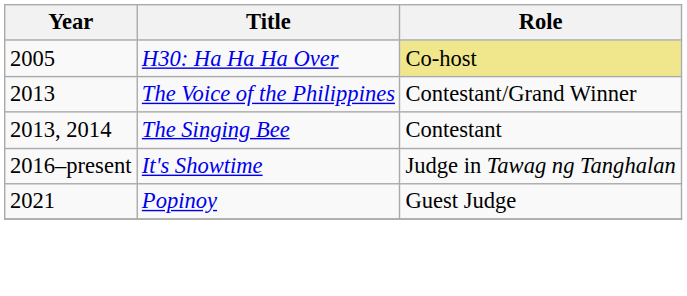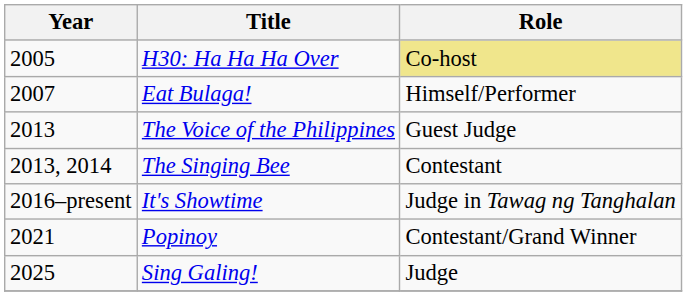+ row: (197, 93)
(521, 93) Contestant/Grand Winner -> (461, 129) Guest Judge
(461, 201) Guest Judge -> (521, 237) Contestant/Grand Winner
+ row: (200, 272)
